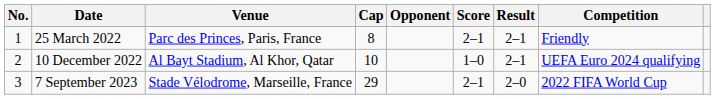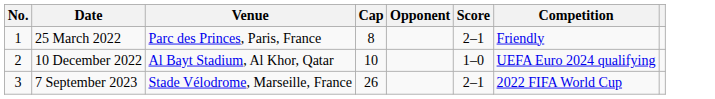- column: (516, 15)
(371, 82) 29 -> (371, 82) 26
